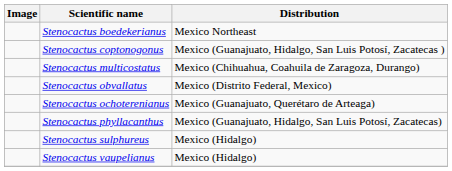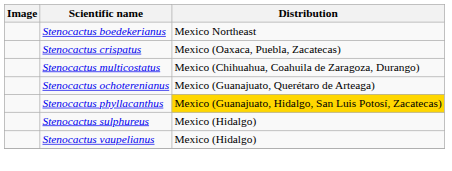- row: (103, 49)
+ row: (92, 49)
- row: (95, 85)
(308, 121) no background -> (308, 103) gold background
